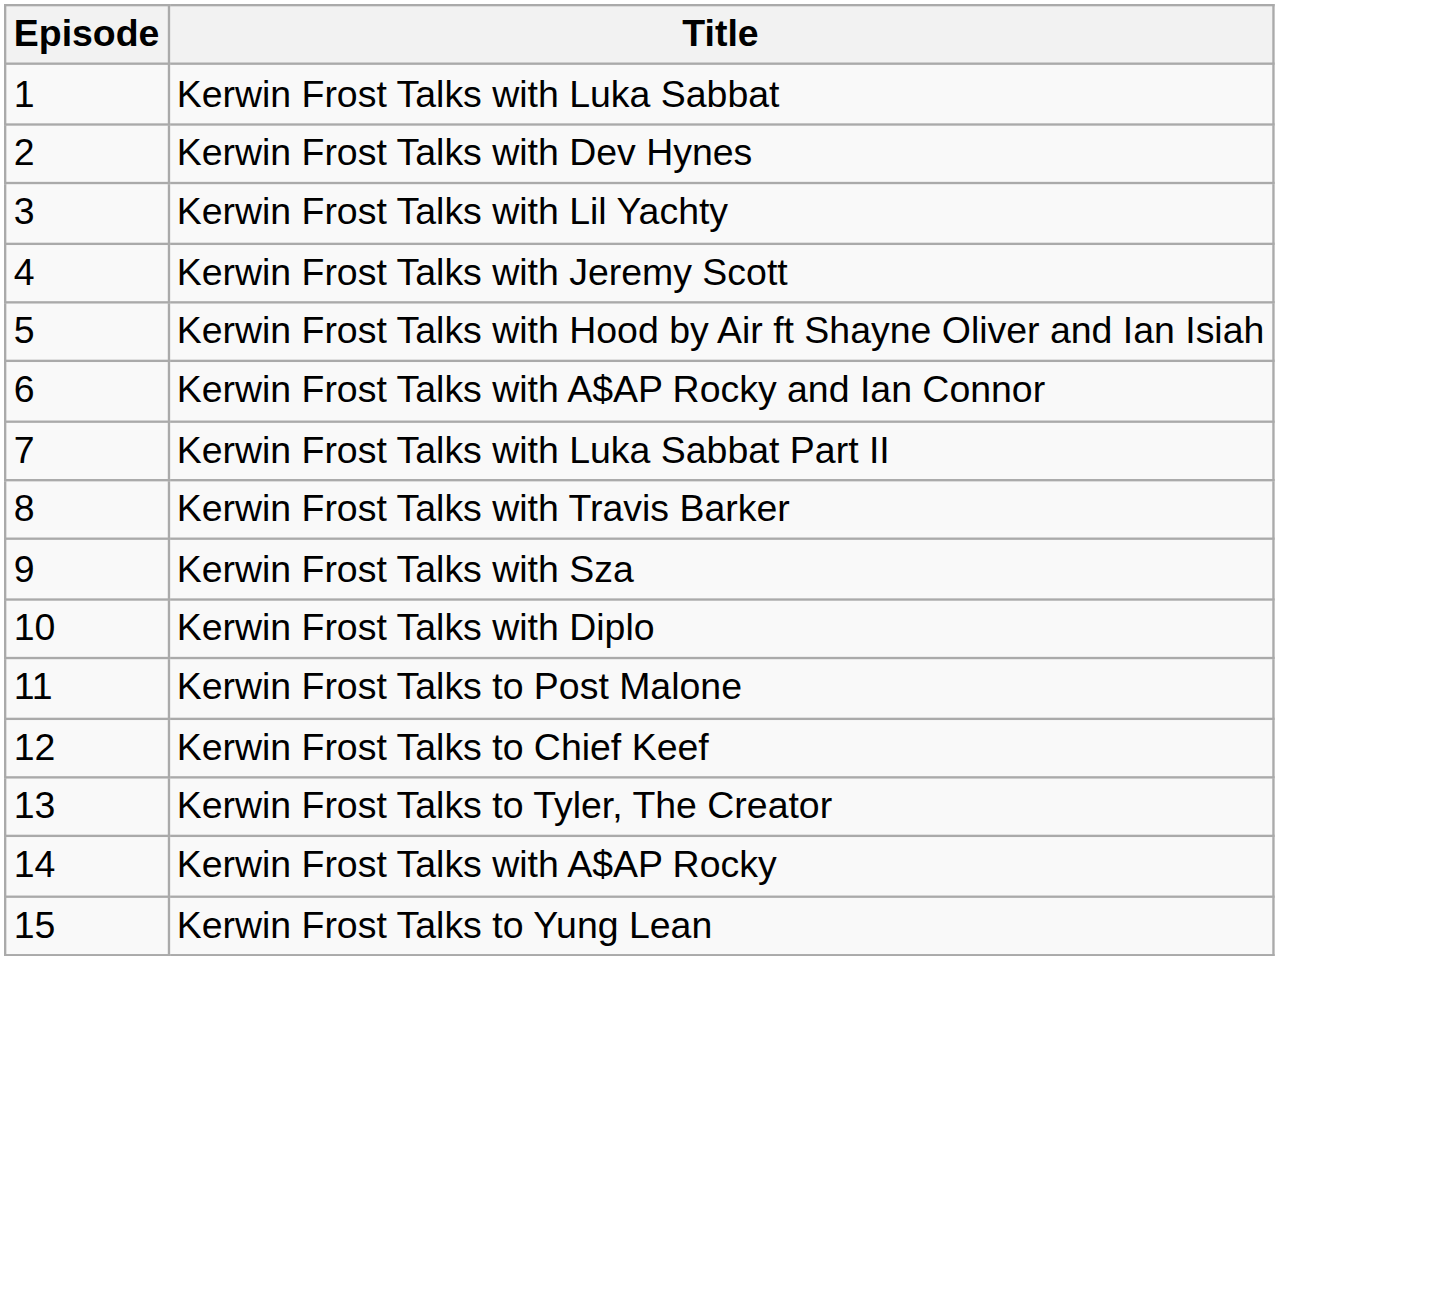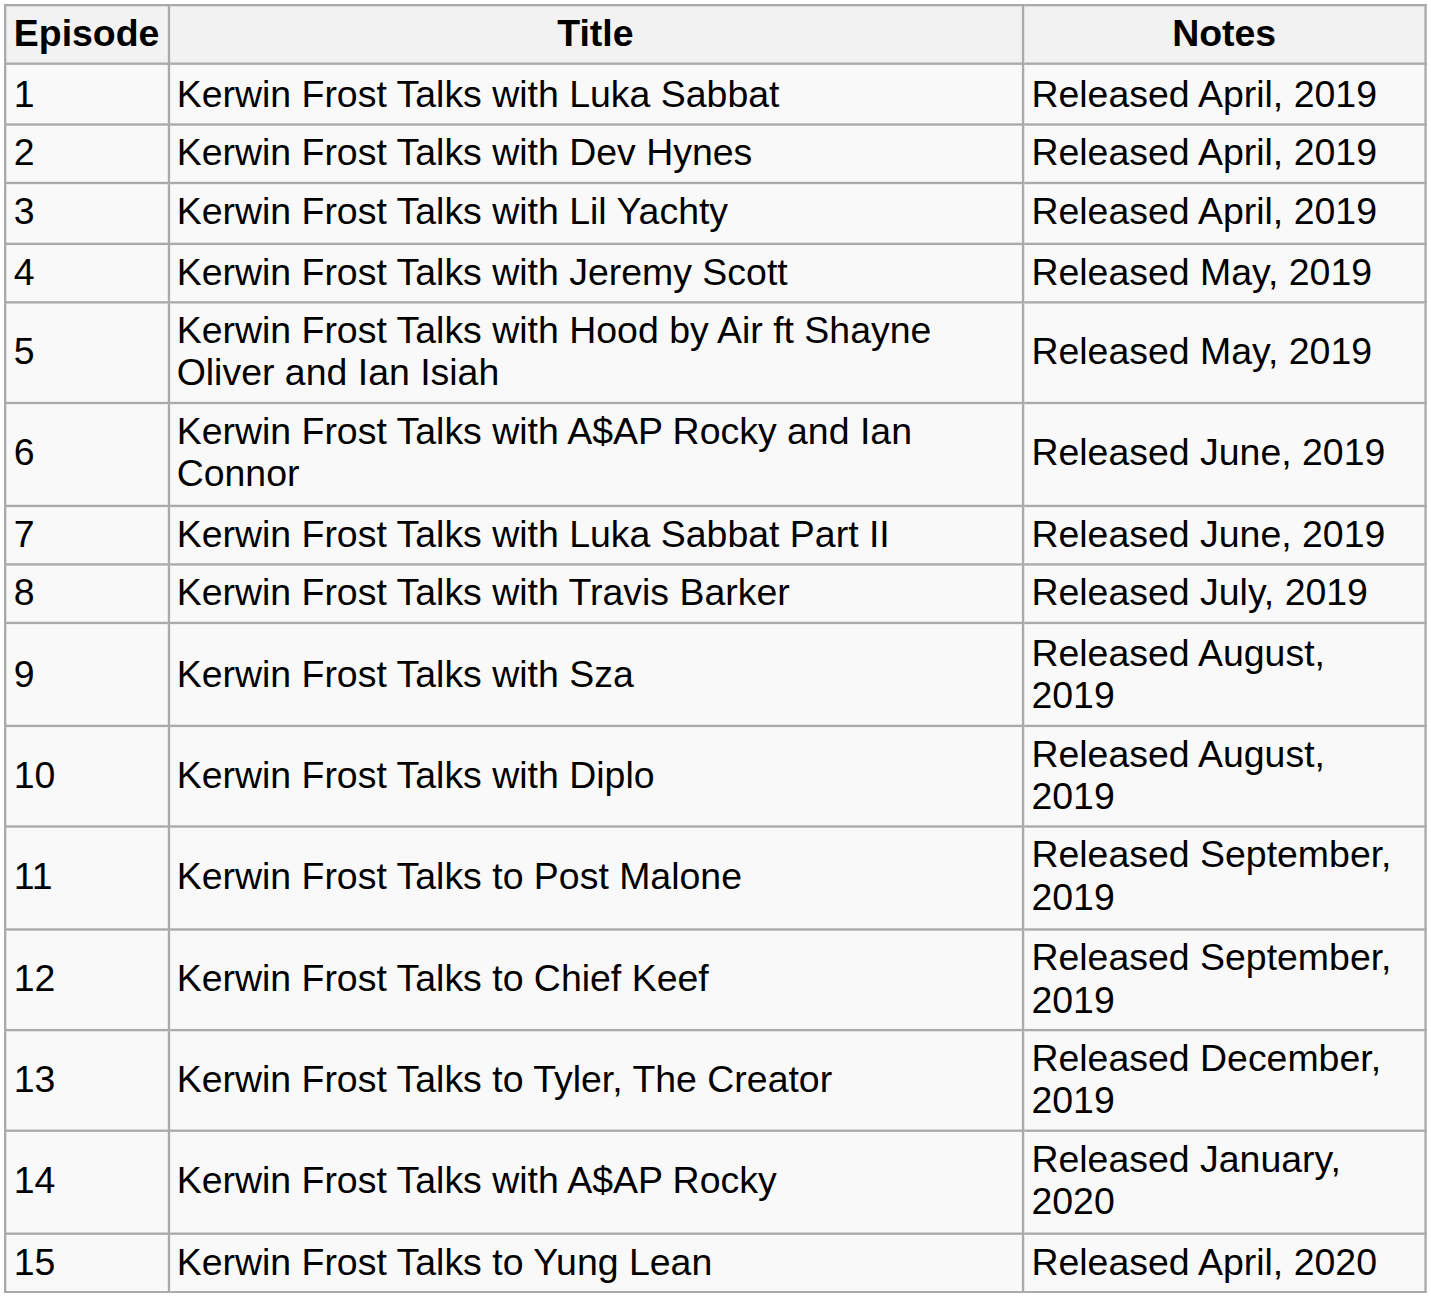+ column: (1224, 34)
